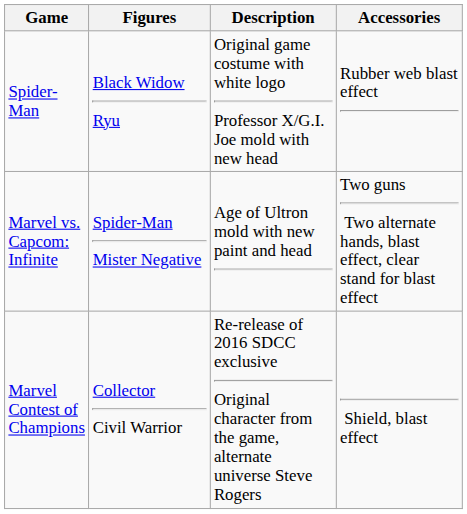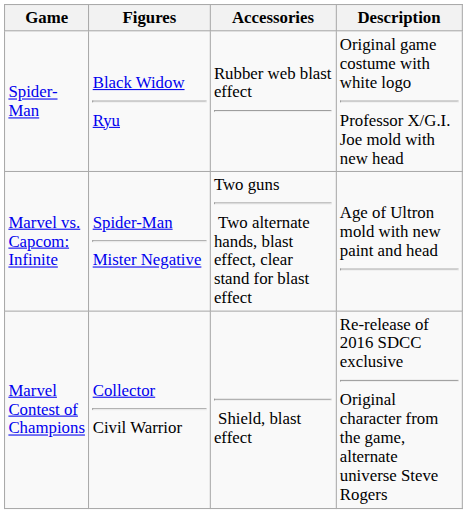columns swapped: (273, 17) <-> (399, 17)
